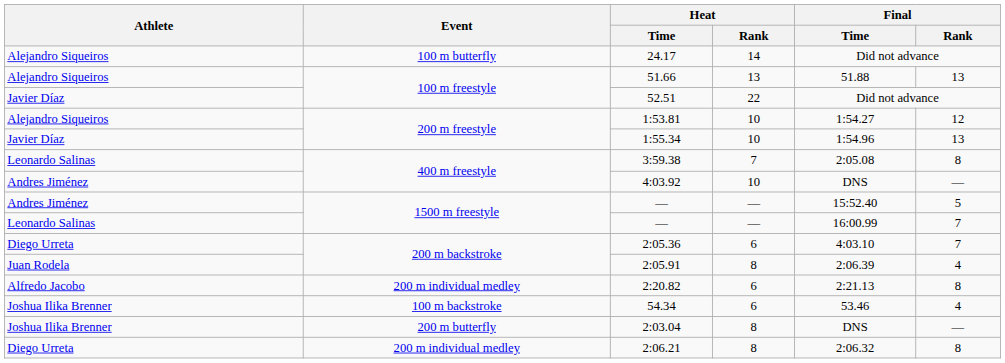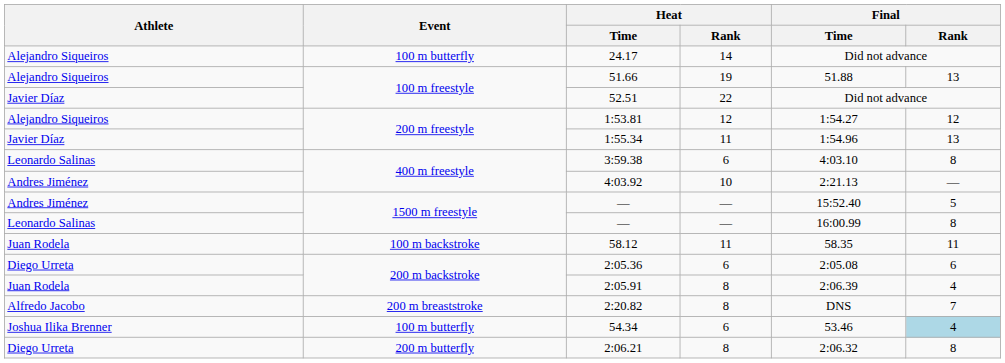(754, 77) 13 -> (726, 77) 19
(754, 119) 10 -> (726, 119) 12
(754, 139) 10 -> (726, 139) 11
(754, 160) 7 -> (726, 160) 6
(855, 160) 2:05.08 -> (839, 160) 4:03.10
(855, 181) DNS -> (839, 181) 2:21.13
(958, 223) 7 -> (953, 223) 8
+ row: (38, 243)
(855, 243) 4:03.10 -> (839, 264) 2:05.08
(958, 243) 7 -> (953, 264) 6
(457, 285) 200 m individual medley -> (435, 306) 200 m breaststroke
(754, 285) 6 -> (726, 306) 8
(855, 285) 2:21.13 -> (839, 306) DNS
(958, 285) 8 -> (953, 306) 7
(457, 306) 100 m backstroke -> (435, 327) 100 m butterfly
(958, 306) no background -> (953, 327) lightblue background
- row: (60, 327)
(457, 347) 200 m individual medley -> (435, 347) 200 m butterfly
